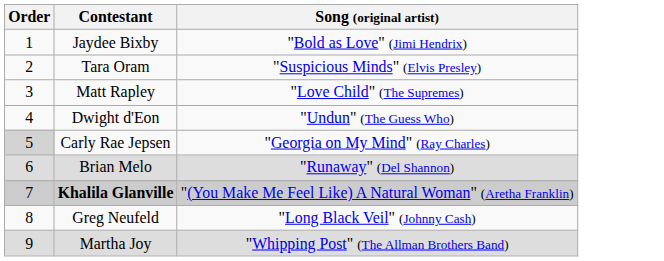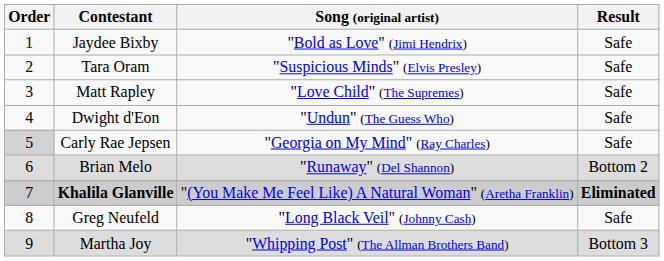+ column: (618, 17)
